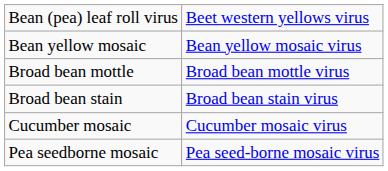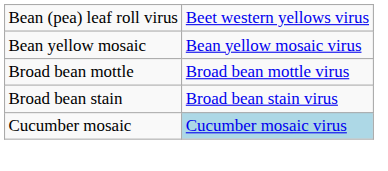(266, 125) no background -> (266, 125) lightblue background
- row: (83, 152)
